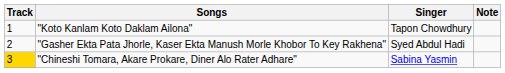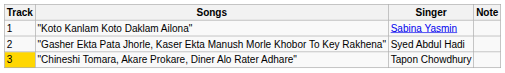(431, 28) Tapon Chowdhury -> (424, 28) Sabina Yasmin
(424, 60) Sabina Yasmin -> (431, 60) Tapon Chowdhury
